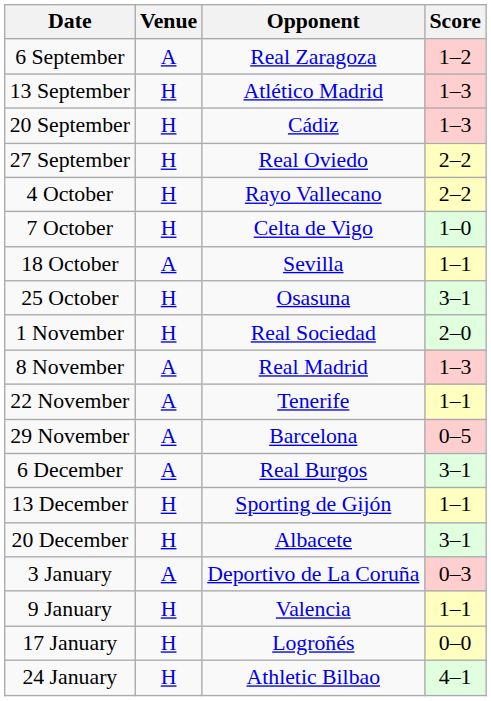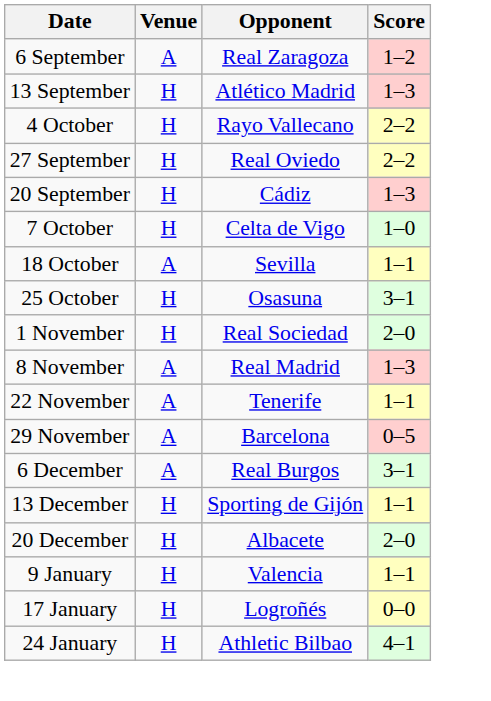rows swapped: (70, 125) <-> (70, 194)
(455, 539) 3–1 -> (399, 539) 2–0
- row: (70, 573)
